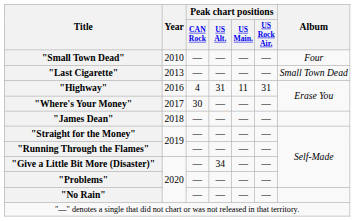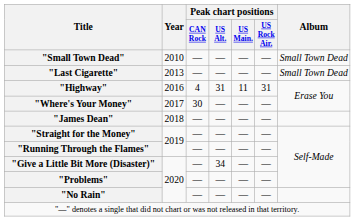(314, 57) Four -> (314, 57) Small Town Dead
